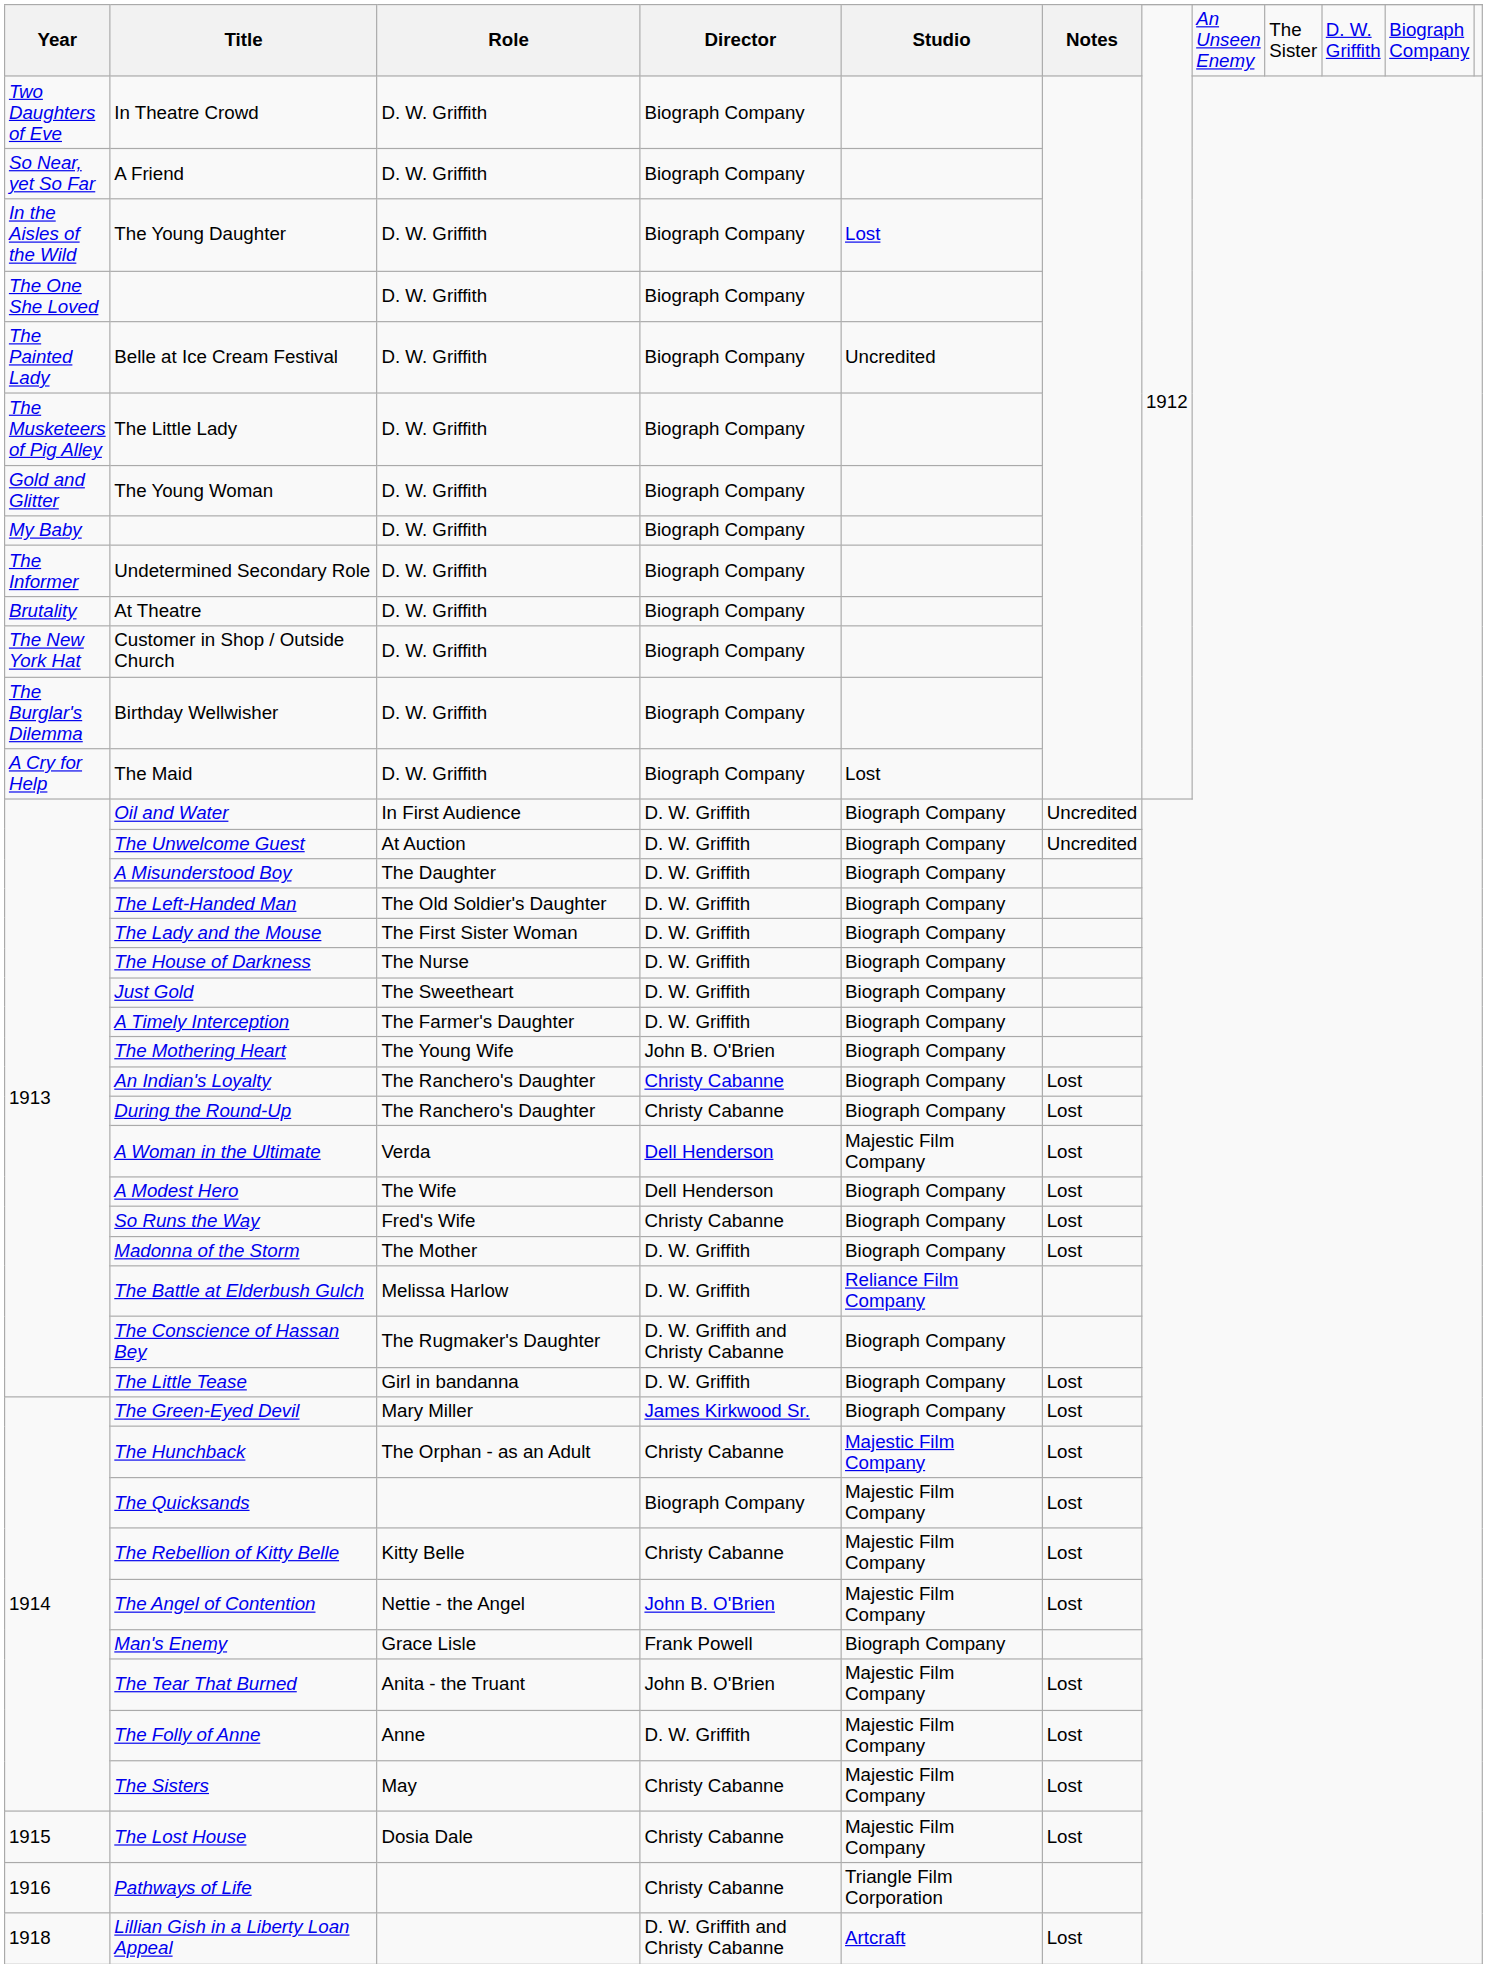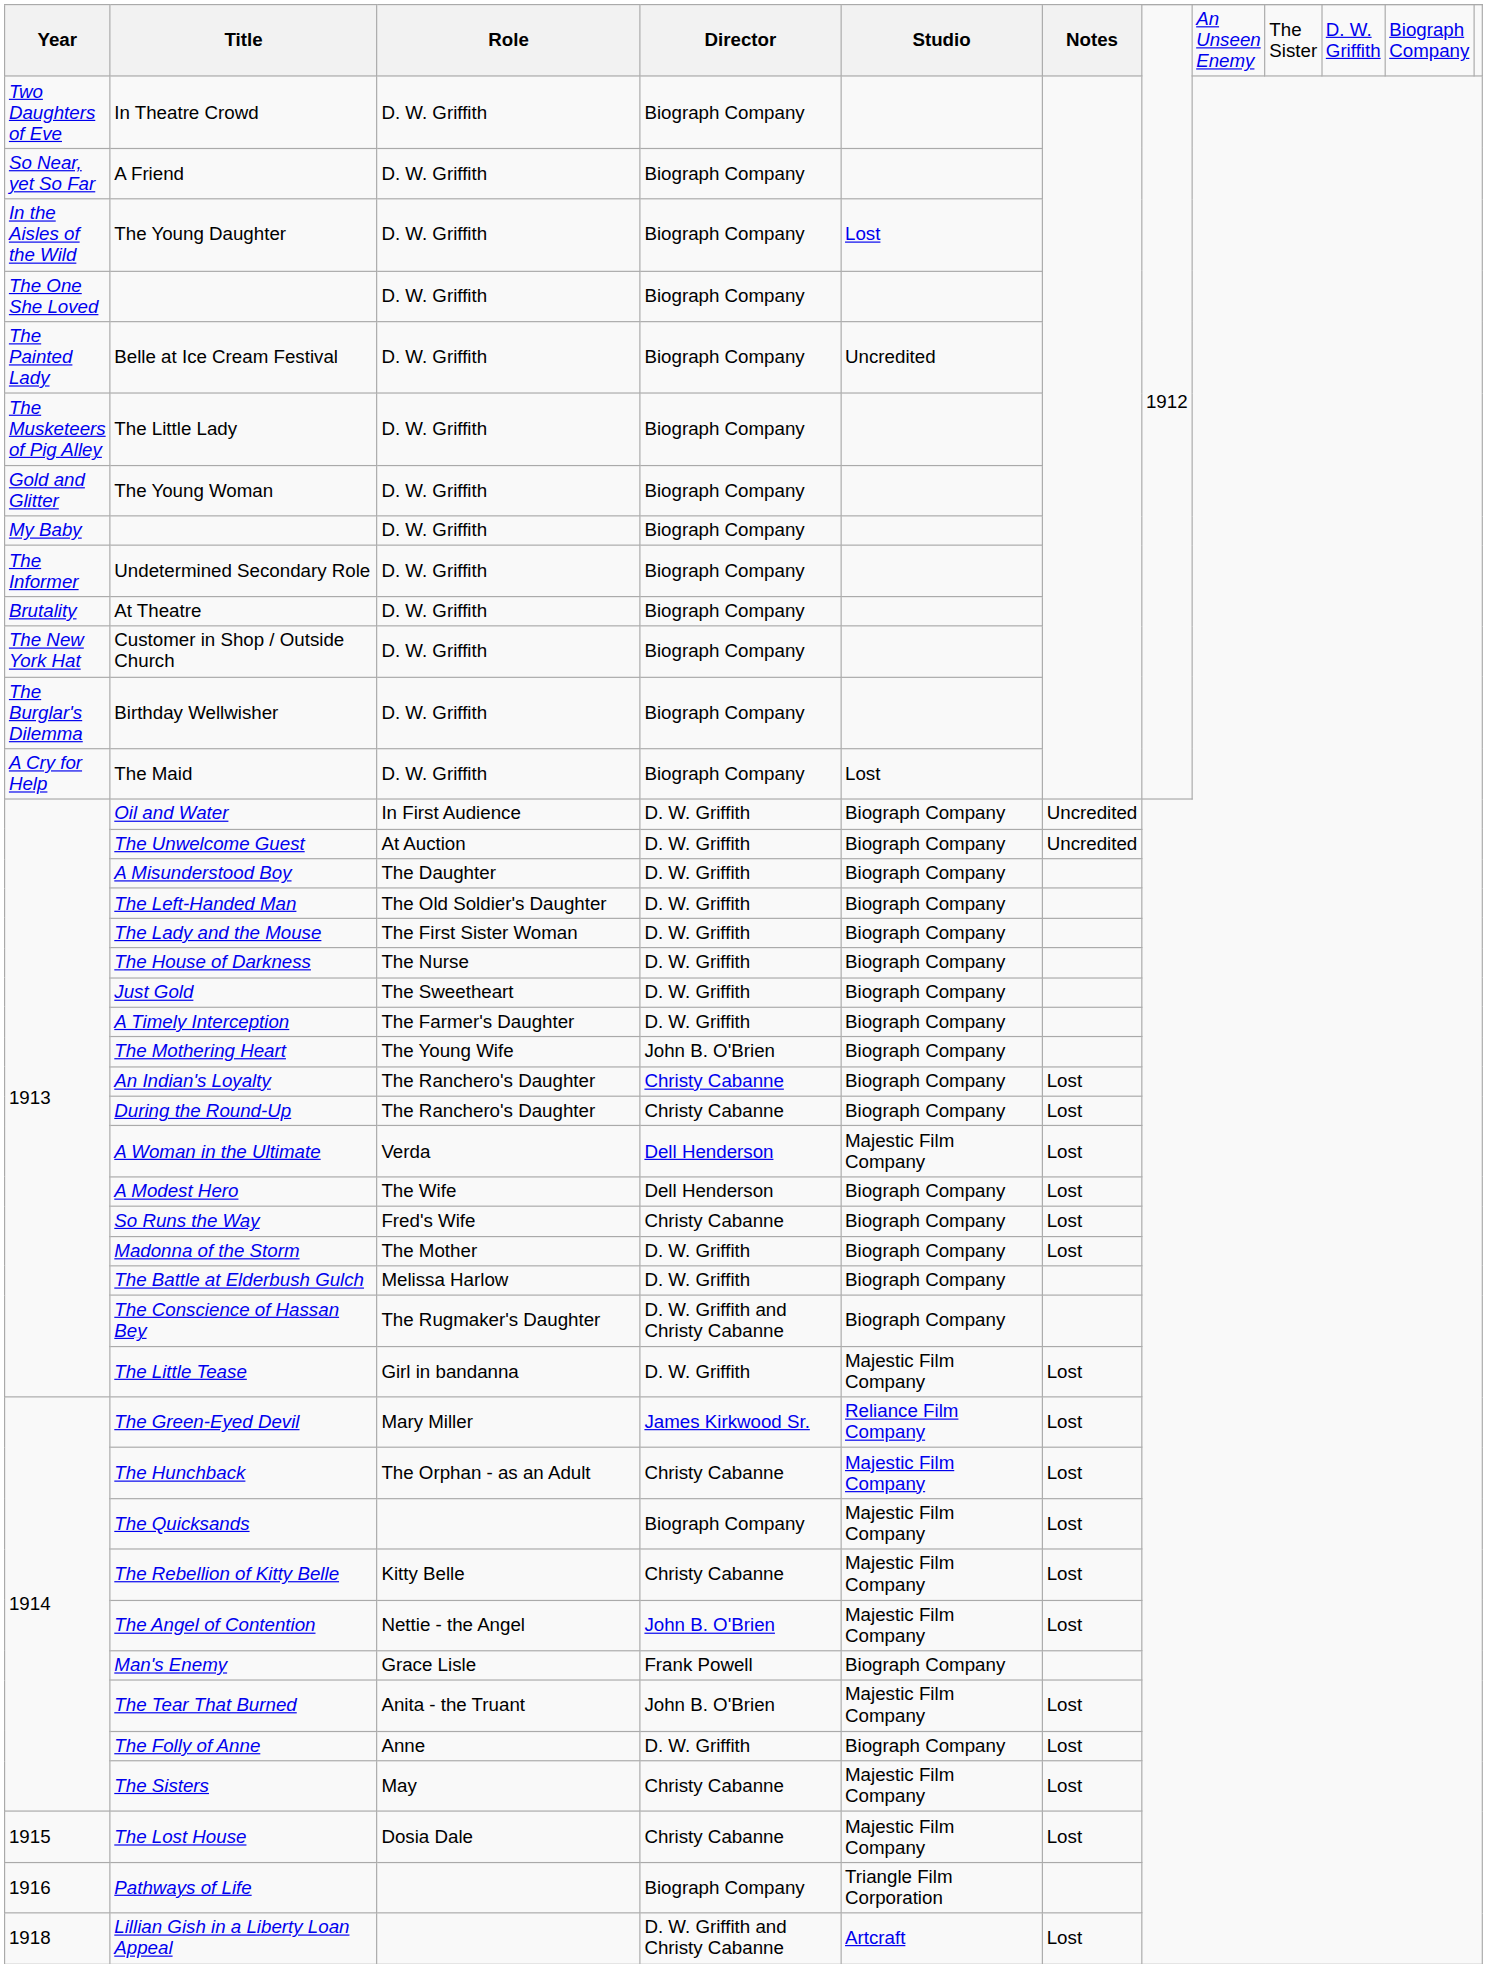(902, 1290) Reliance Film Company -> (925, 1280) Biograph Company
(925, 1381) Biograph Company -> (900, 1371) Majestic Film Company
(925, 1411) Biograph Company -> (902, 1422) Reliance Film Company
(900, 1735) Majestic Film Company -> (925, 1745) Biograph Company
(714, 1887) Christy Cabanne -> (725, 1887) Biograph Company
